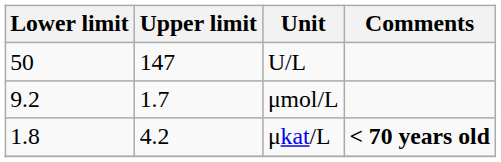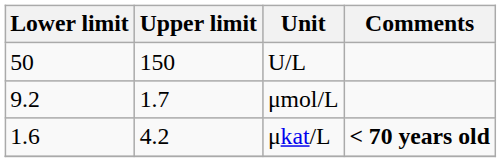(157, 61) 147 -> (157, 61) 150
(25, 136) 1.8 -> (25, 136) 1.6
